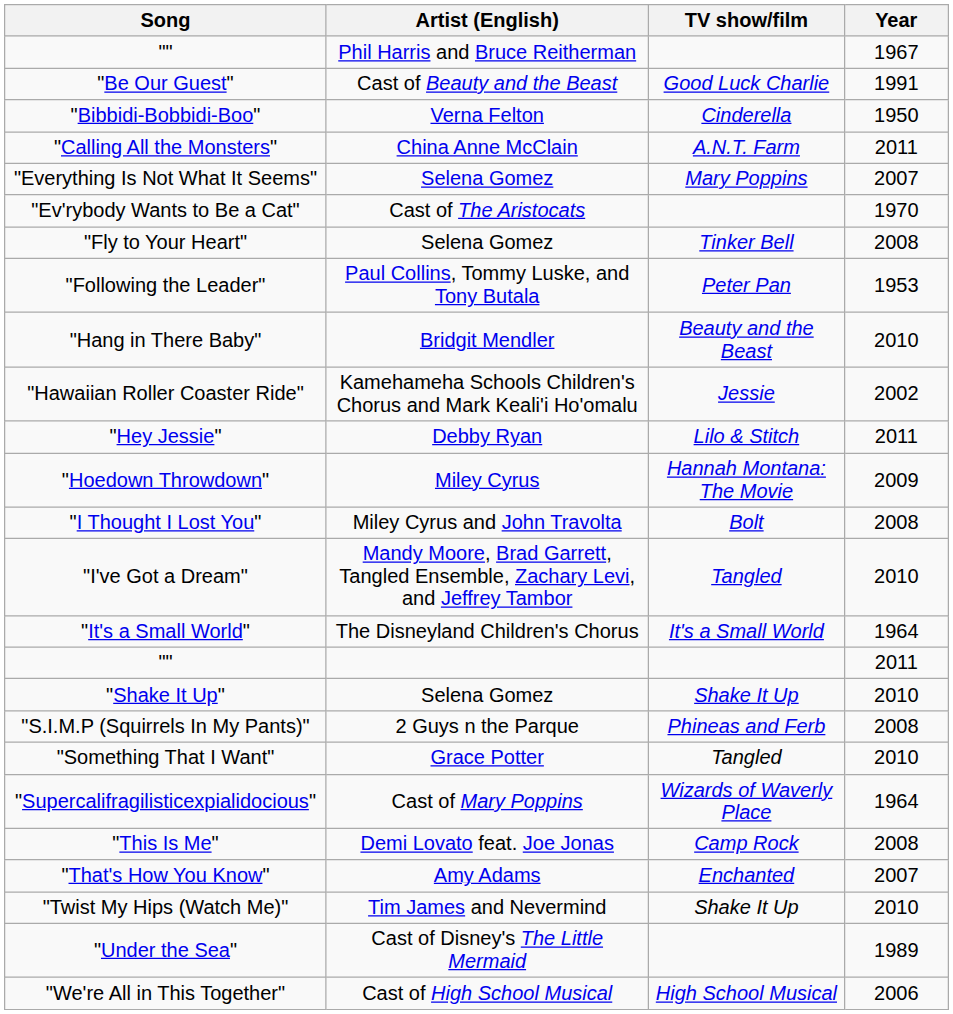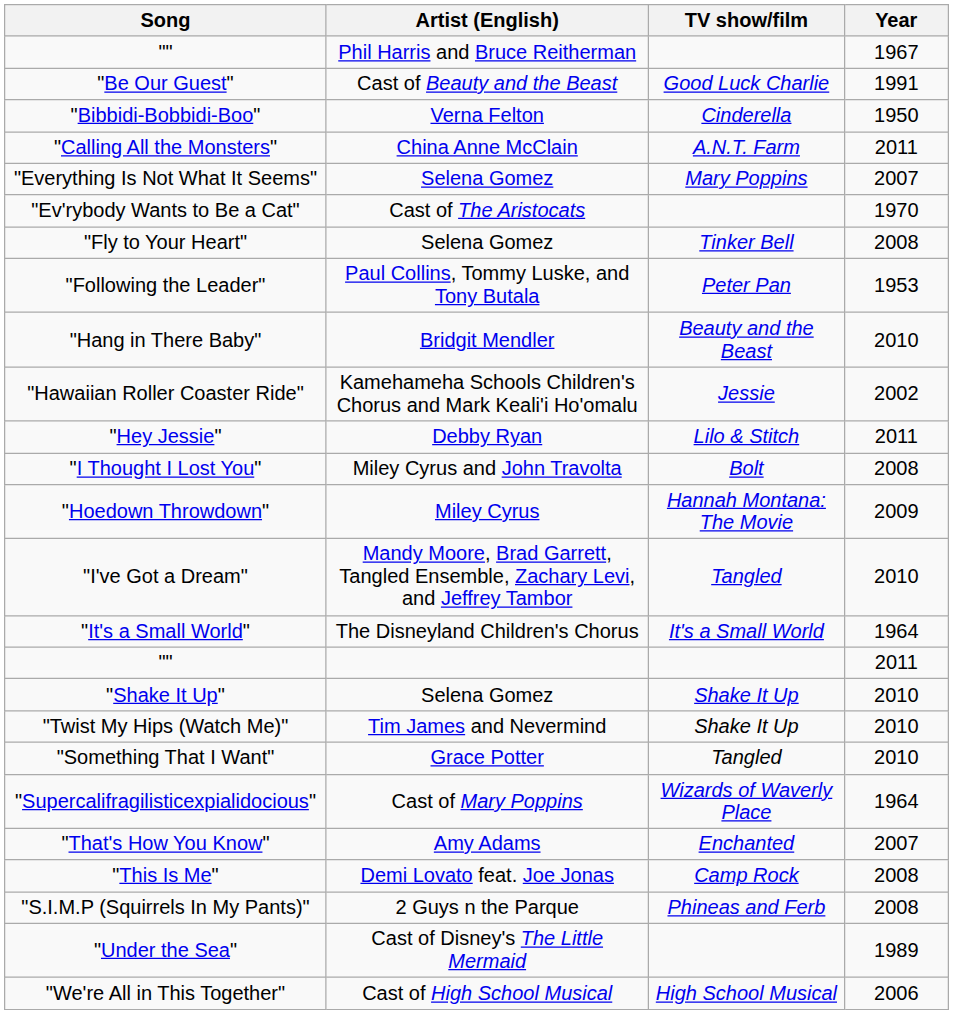rows swapped: (165, 479) <-> (165, 522)
rows swapped: (165, 726) <-> (165, 907)
rows swapped: (165, 875) <-> (165, 843)
